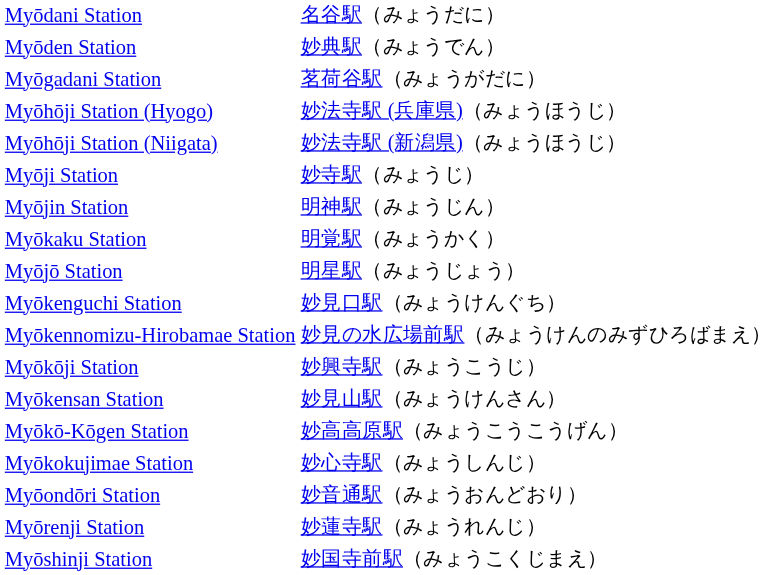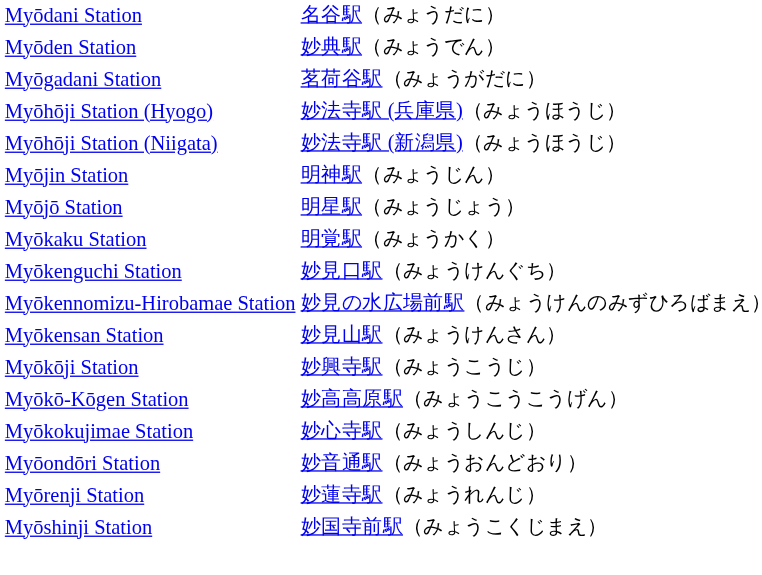- row: (61, 175)
rows swapped: (64, 271) <-> (76, 239)
rows swapped: (84, 399) <-> (72, 367)
